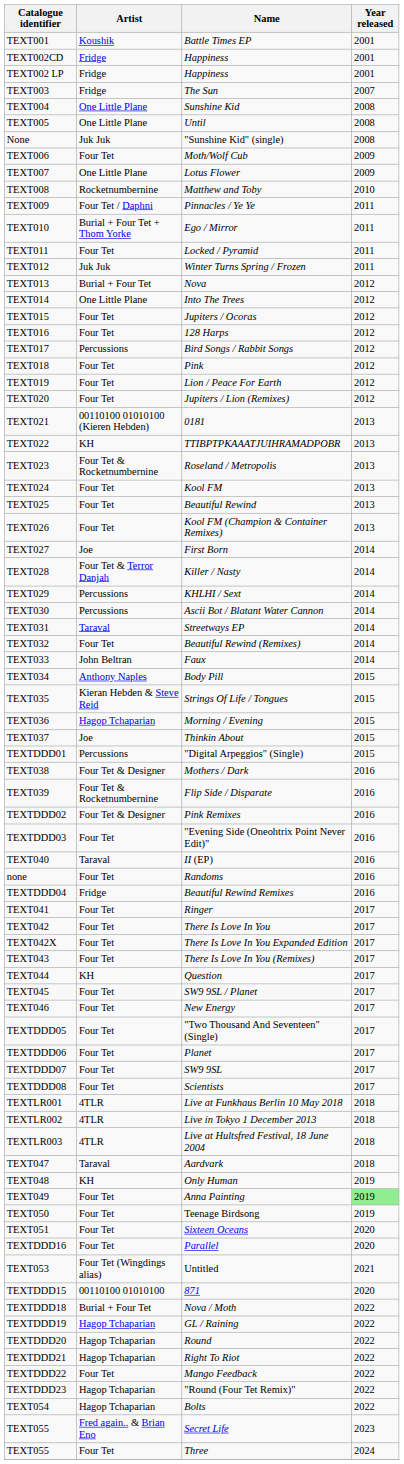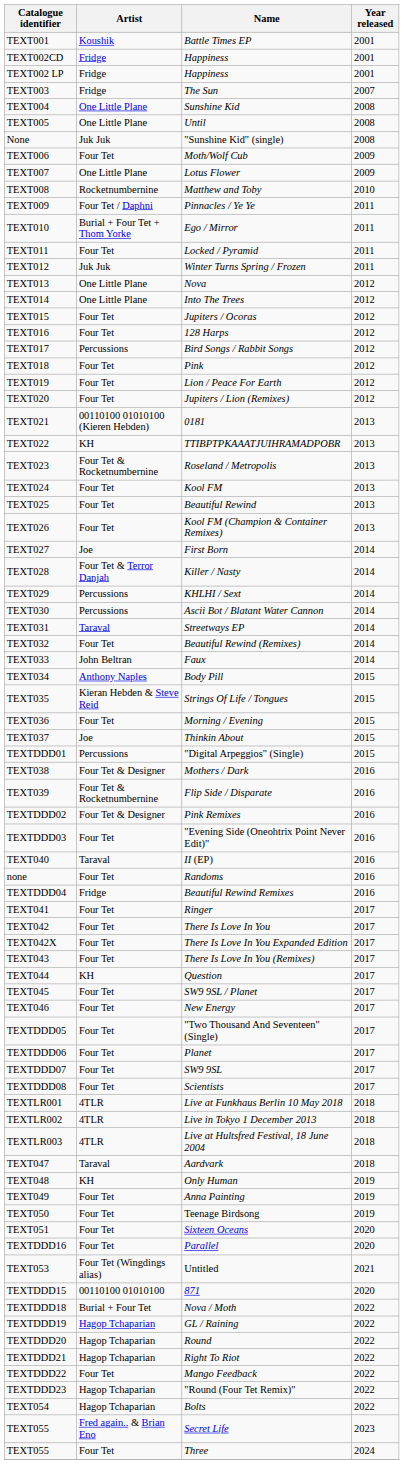(115, 283) Burial + Four Tet -> (113, 283) One Little Plane
(117, 721) Hagop Tchaparian -> (97, 721) Four Tet
(364, 1197) lightgreen background -> (364, 1197) no background
